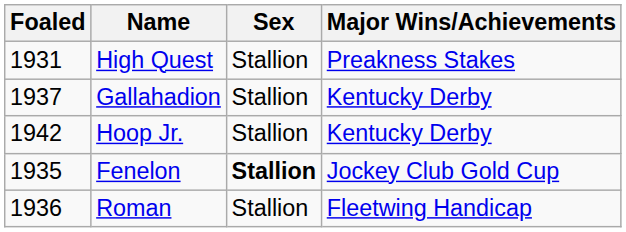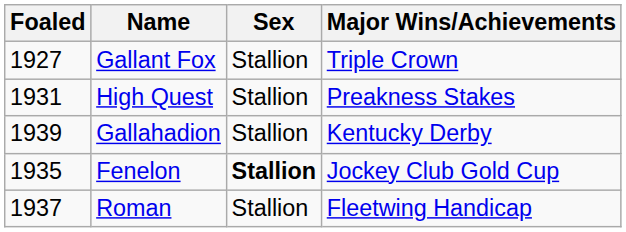+ row: (156, 60)
(36, 97) 1937 -> (36, 134) 1939
- row: (140, 134)
(36, 208) 1936 -> (36, 208) 1937
